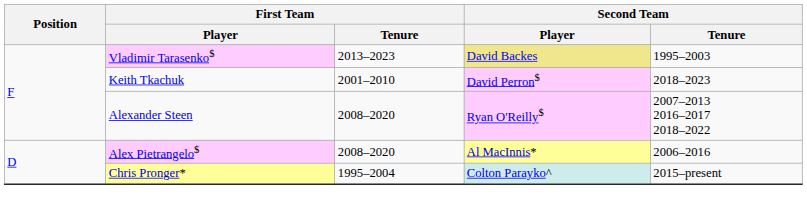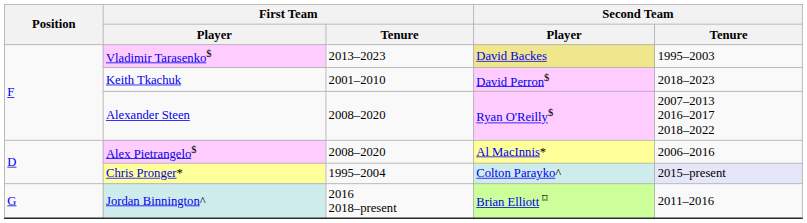(687, 173) no background -> (692, 173) lavender background
+ row: (156, 200)
